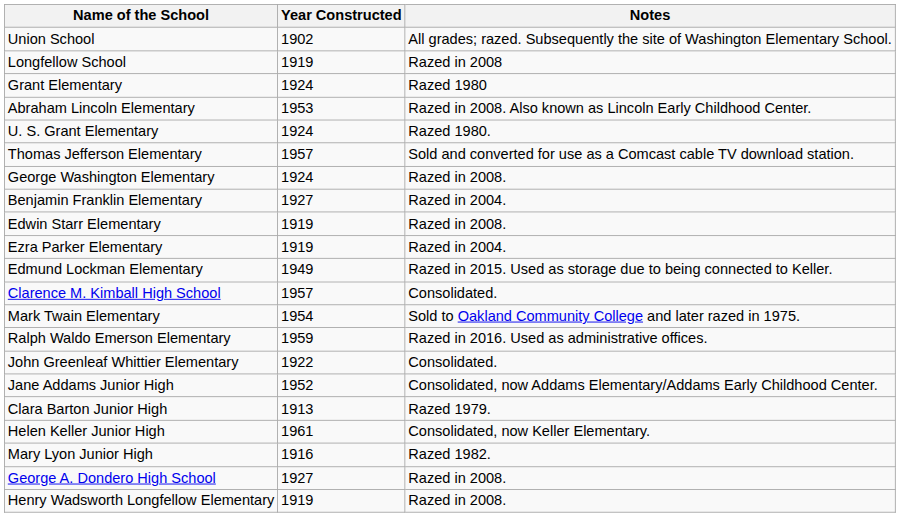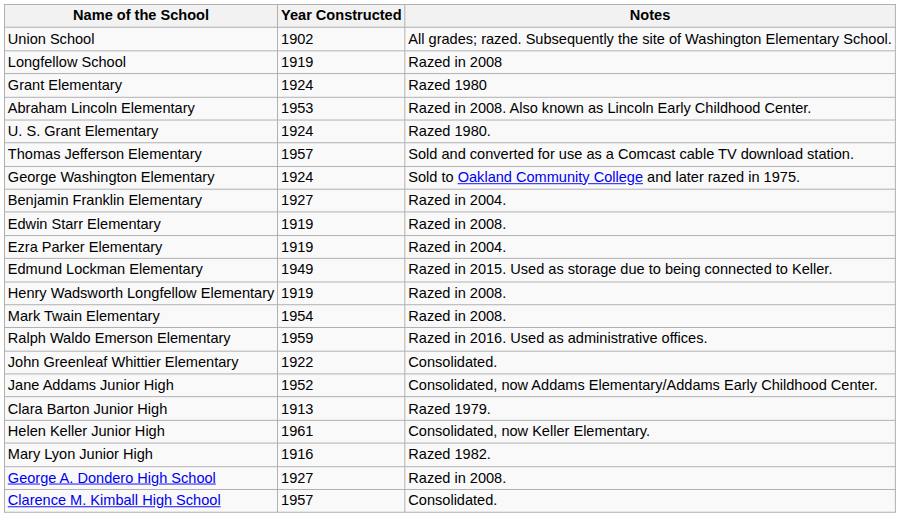(457, 177) Razed in 2008. -> (604, 177) Sold to Oakland Community College and later razed in 1975.
rows swapped: (141, 500) <-> (114, 293)
(604, 316) Sold to Oakland Community College and later razed in 1975. -> (457, 316) Razed in 2008.
